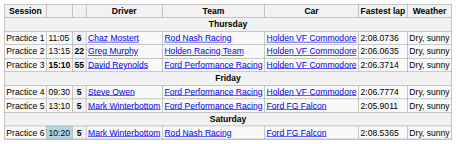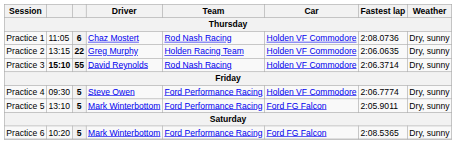(213, 65) Ford Performance Racing -> (198, 65) Rod Nash Racing
(59, 132) lightblue background -> (59, 132) no background
(198, 132) Rod Nash Racing -> (213, 132) Ford Performance Racing
